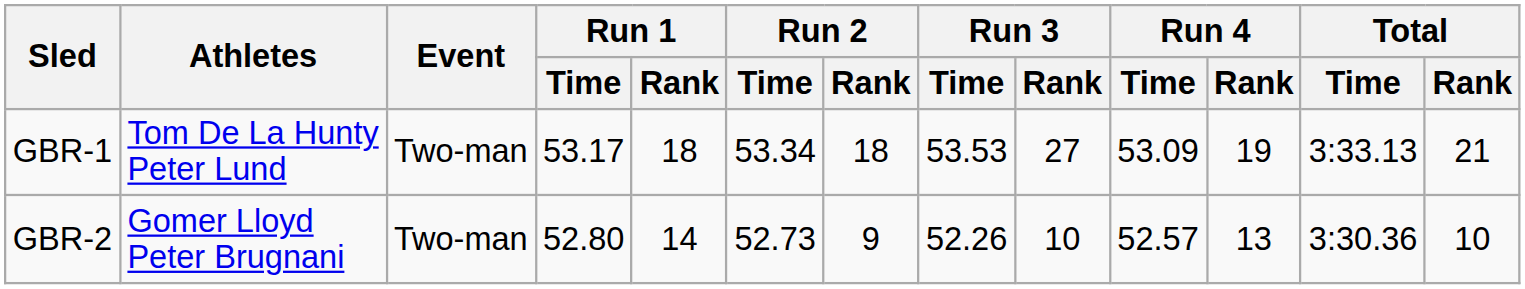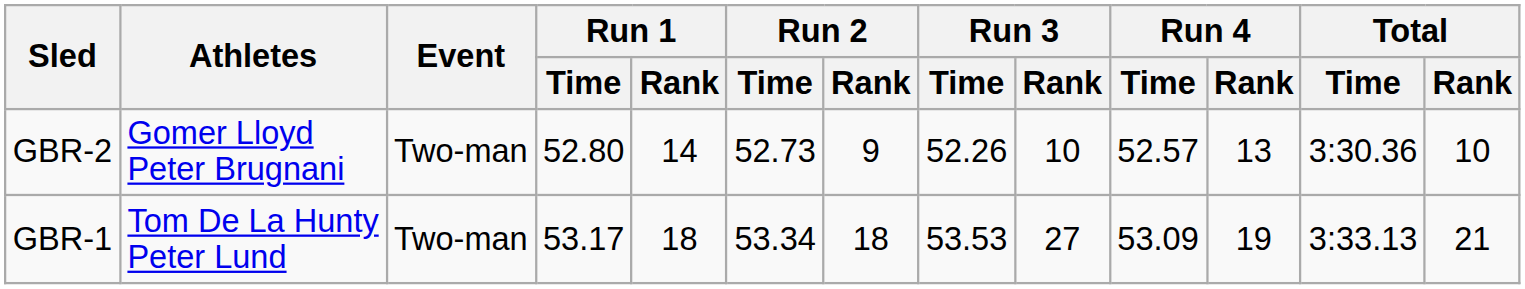rows swapped: (62, 152) <-> (62, 240)
